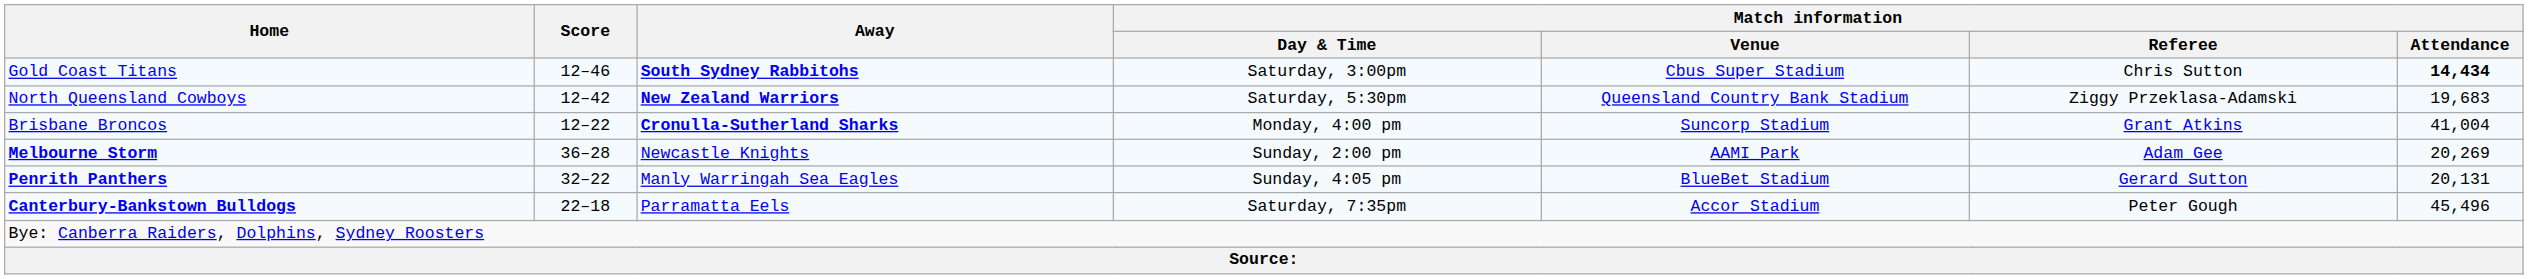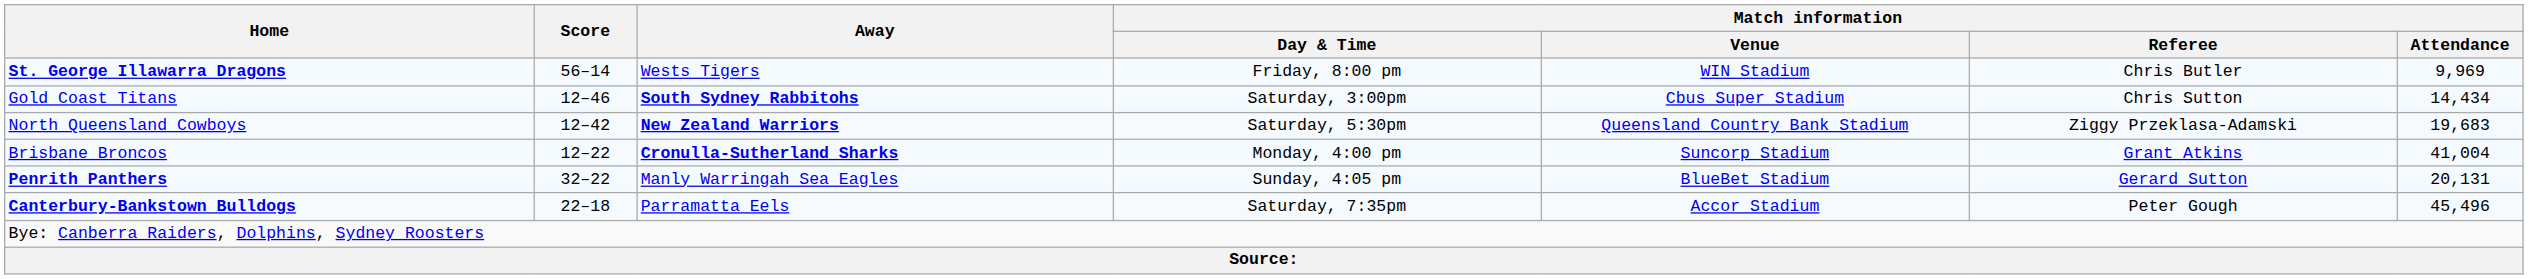+ row: (147, 72)
(2460, 72) bold -> (2460, 99) normal
- row: (83, 153)
